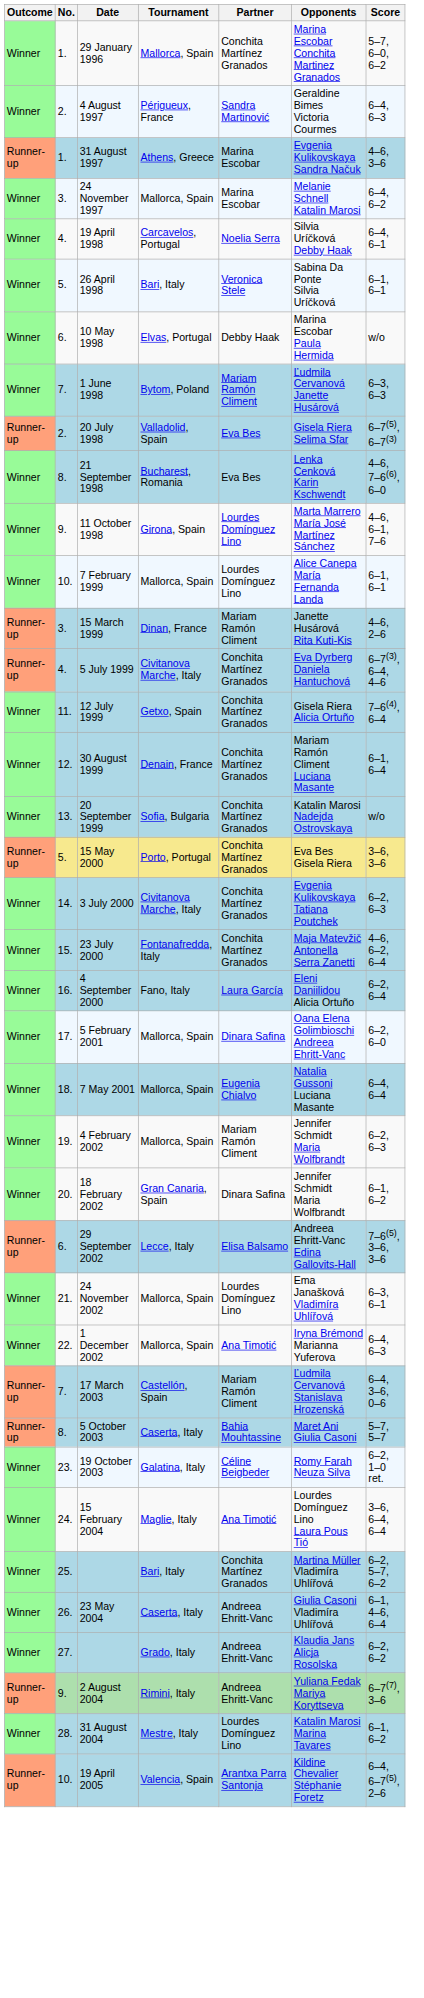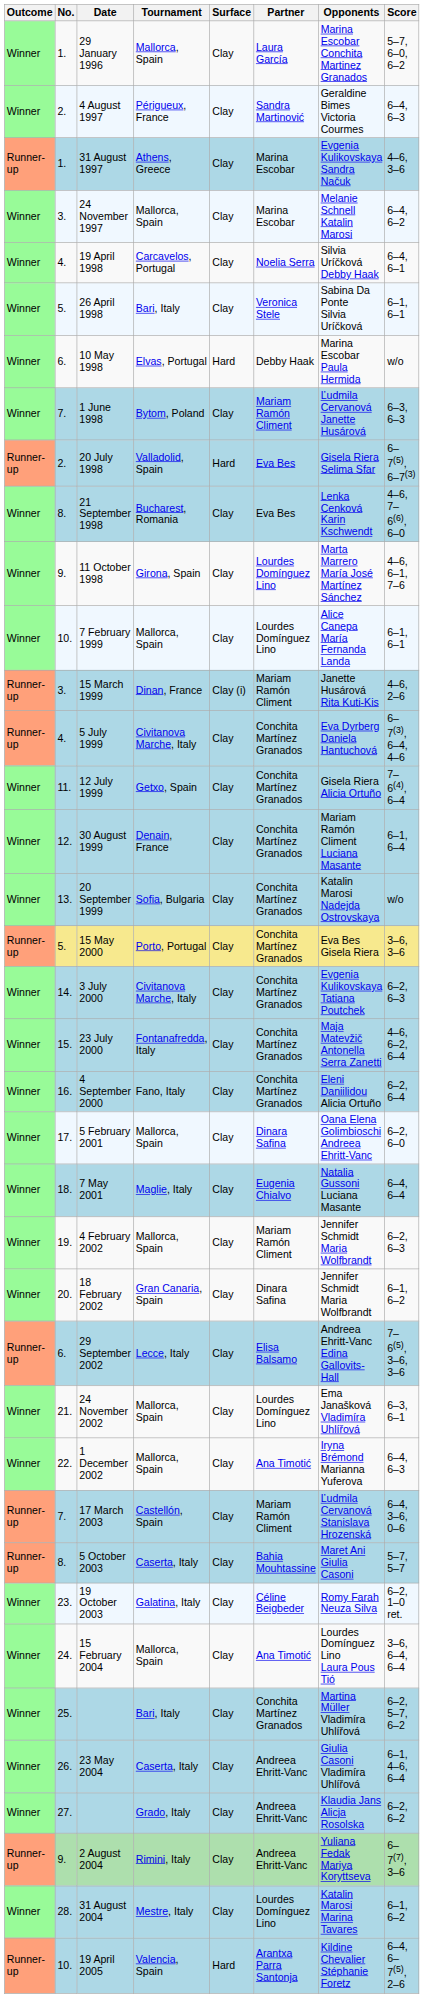+ column: (232, 12)
(244, 53) Conchita Martínez Granados -> (272, 53) Laura García
(252, 990) Laura García -> (279, 1091) Conchita Martínez Granados
(177, 1089) Mallorca, Spain -> (164, 1190) Maglie, Italy
(169, 1519) Maglie, Italy -> (157, 1656) Mallorca, Spain
